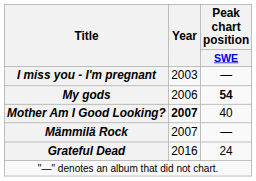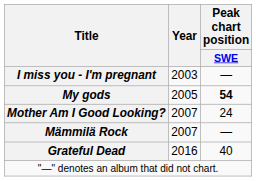(184, 94) 2006 -> (184, 94) 2005
(184, 113) bold -> (184, 113) normal
(226, 113) 40 -> (226, 113) 24
(226, 151) 24 -> (226, 151) 40
